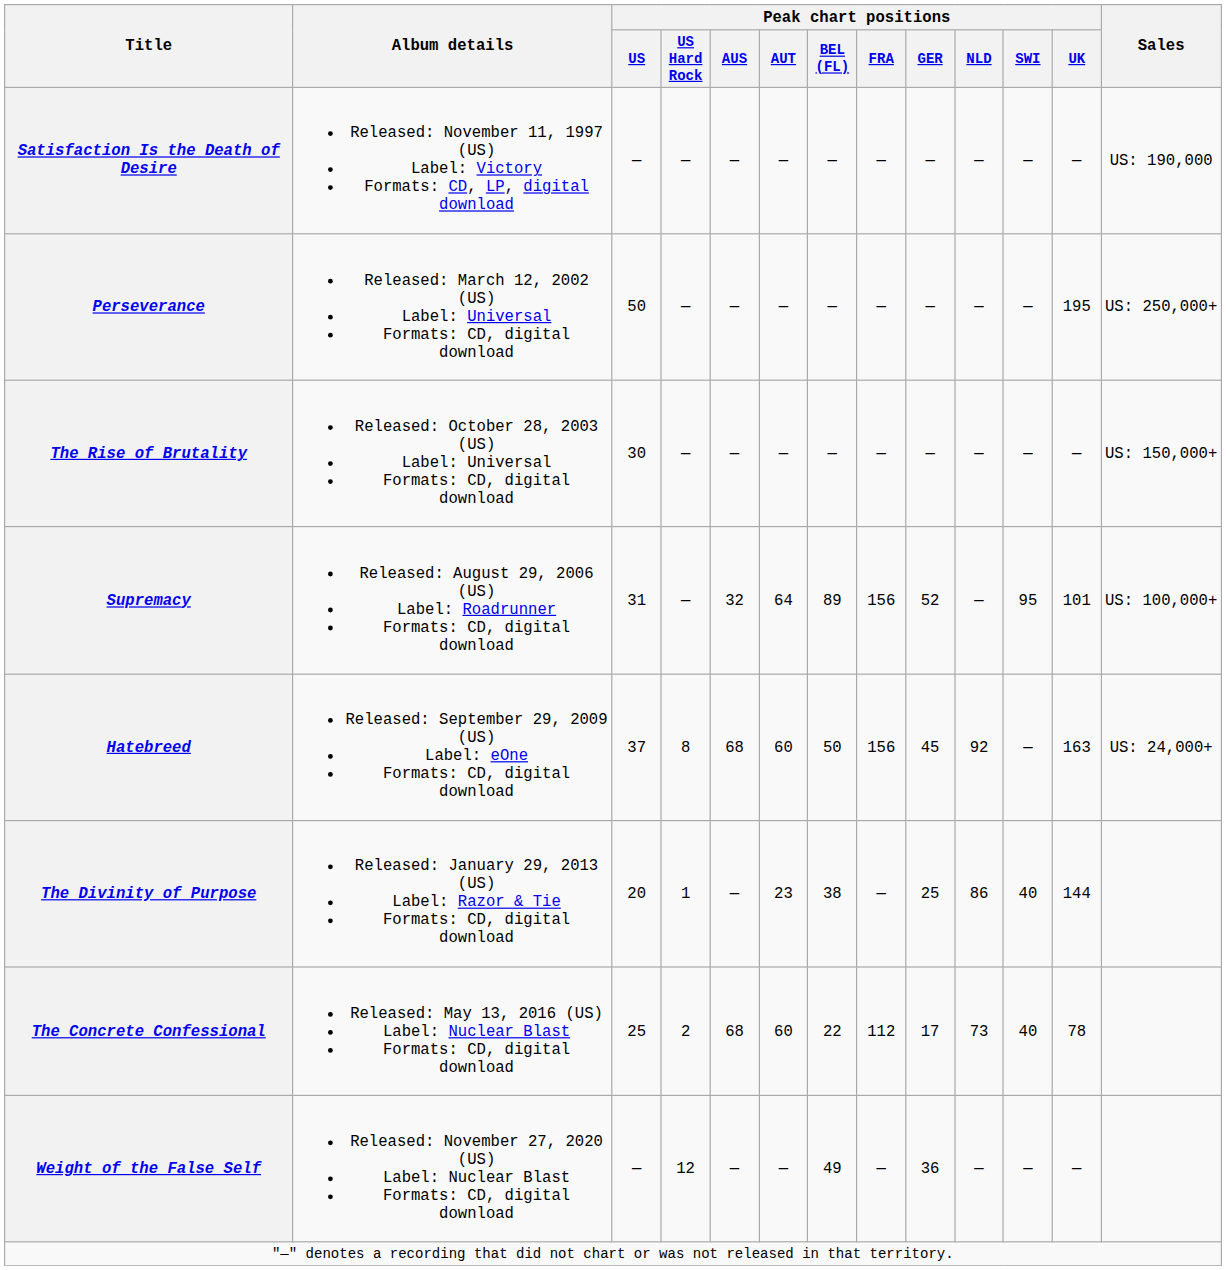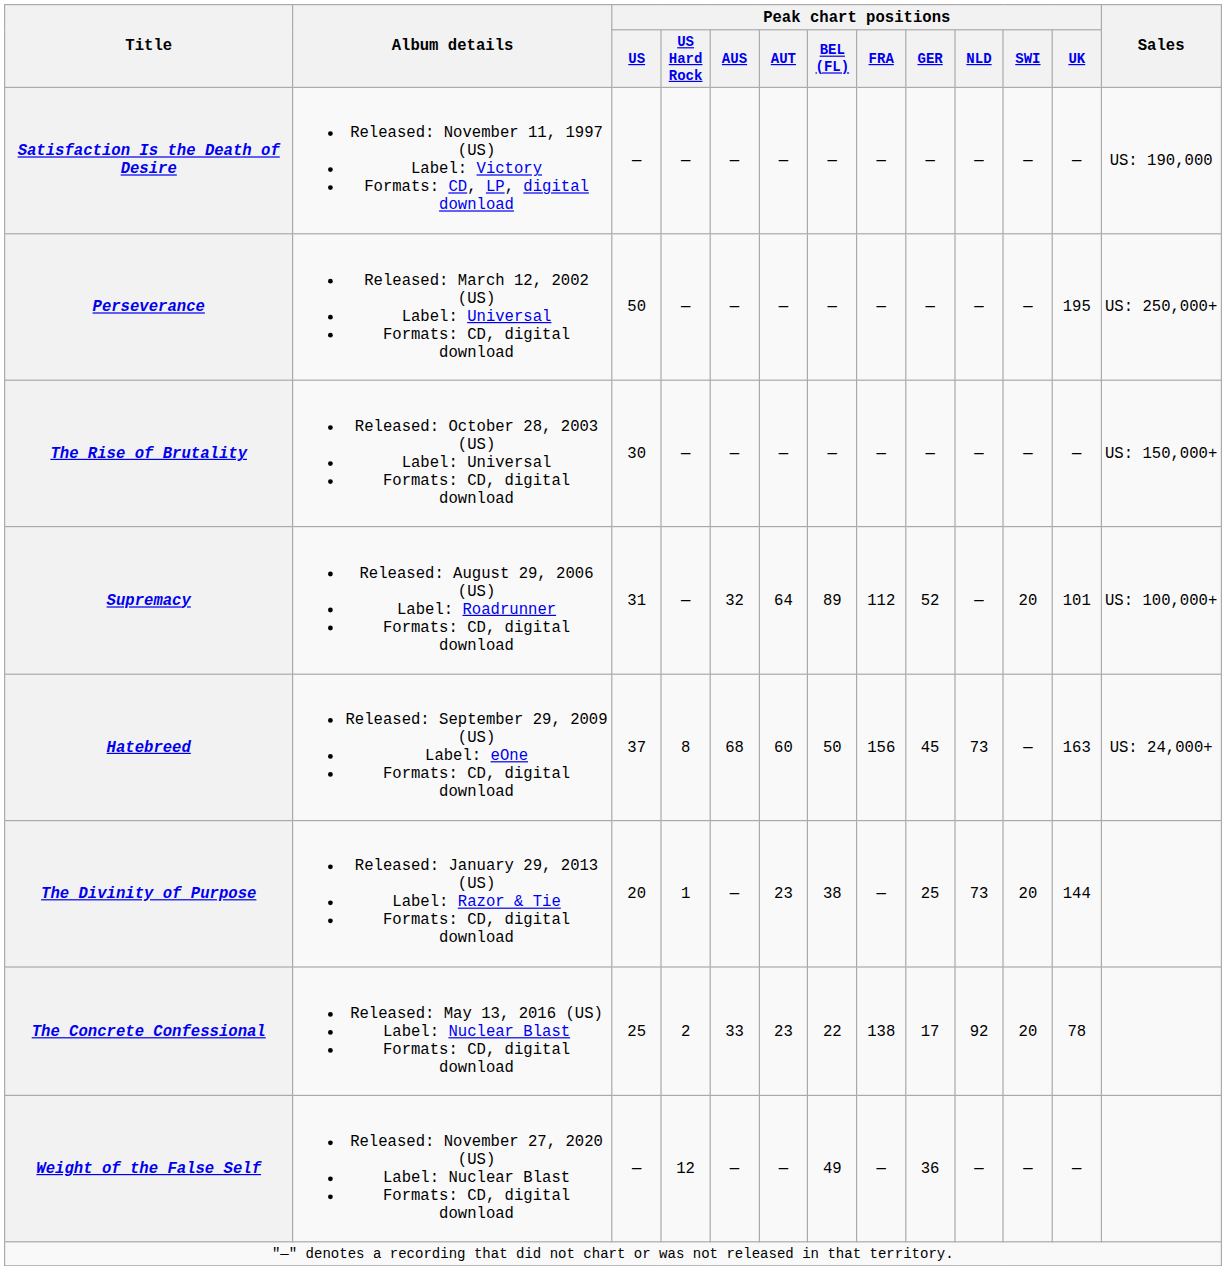(881, 600) 156 -> (881, 600) 112
(1028, 600) 95 -> (1028, 600) 20
(979, 747) 92 -> (979, 747) 73
(979, 894) 86 -> (979, 894) 73
(1028, 894) 40 -> (1028, 894) 20
(734, 1031) 68 -> (734, 1031) 33
(783, 1031) 60 -> (783, 1031) 23
(881, 1031) 112 -> (881, 1031) 138
(979, 1031) 73 -> (979, 1031) 92
(1028, 1031) 40 -> (1028, 1031) 20
